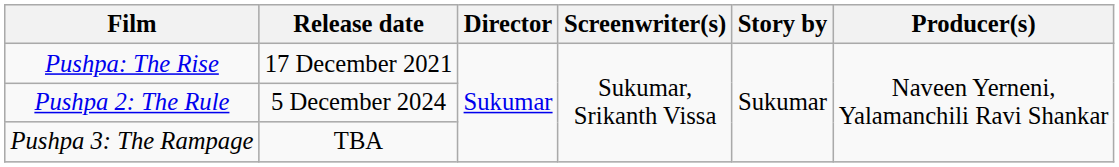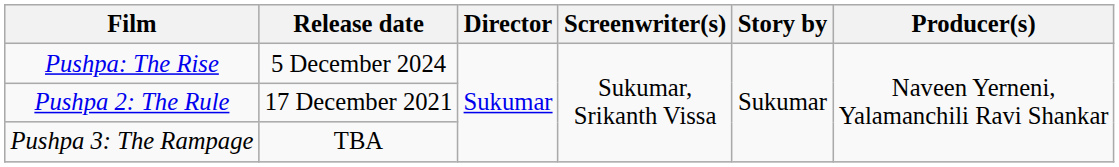(359, 63) 17 December 2021 -> (359, 63) 5 December 2024
(359, 102) 5 December 2024 -> (359, 102) 17 December 2021
